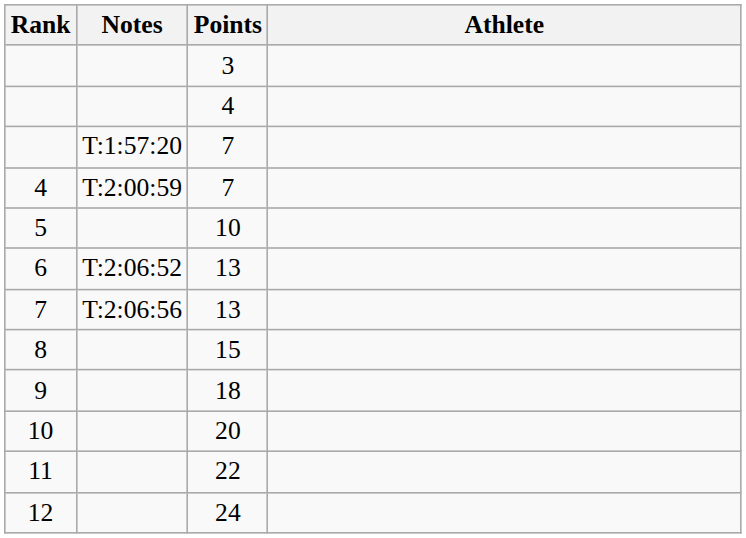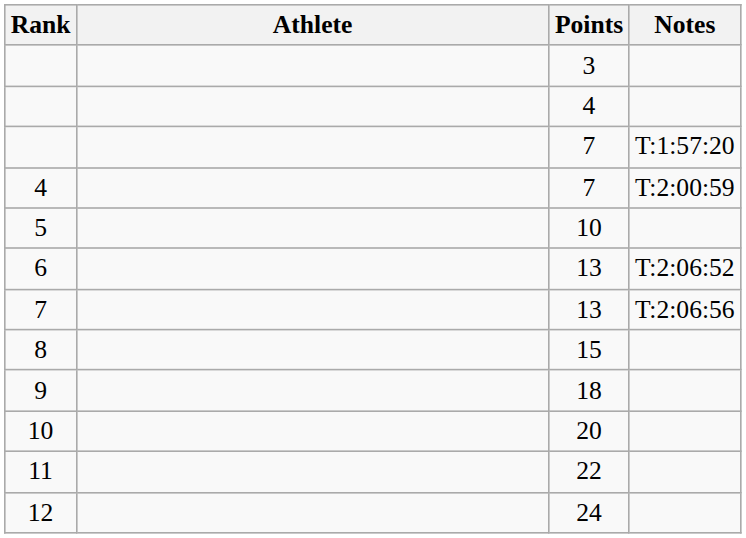columns swapped: (504, 24) <-> (132, 24)
